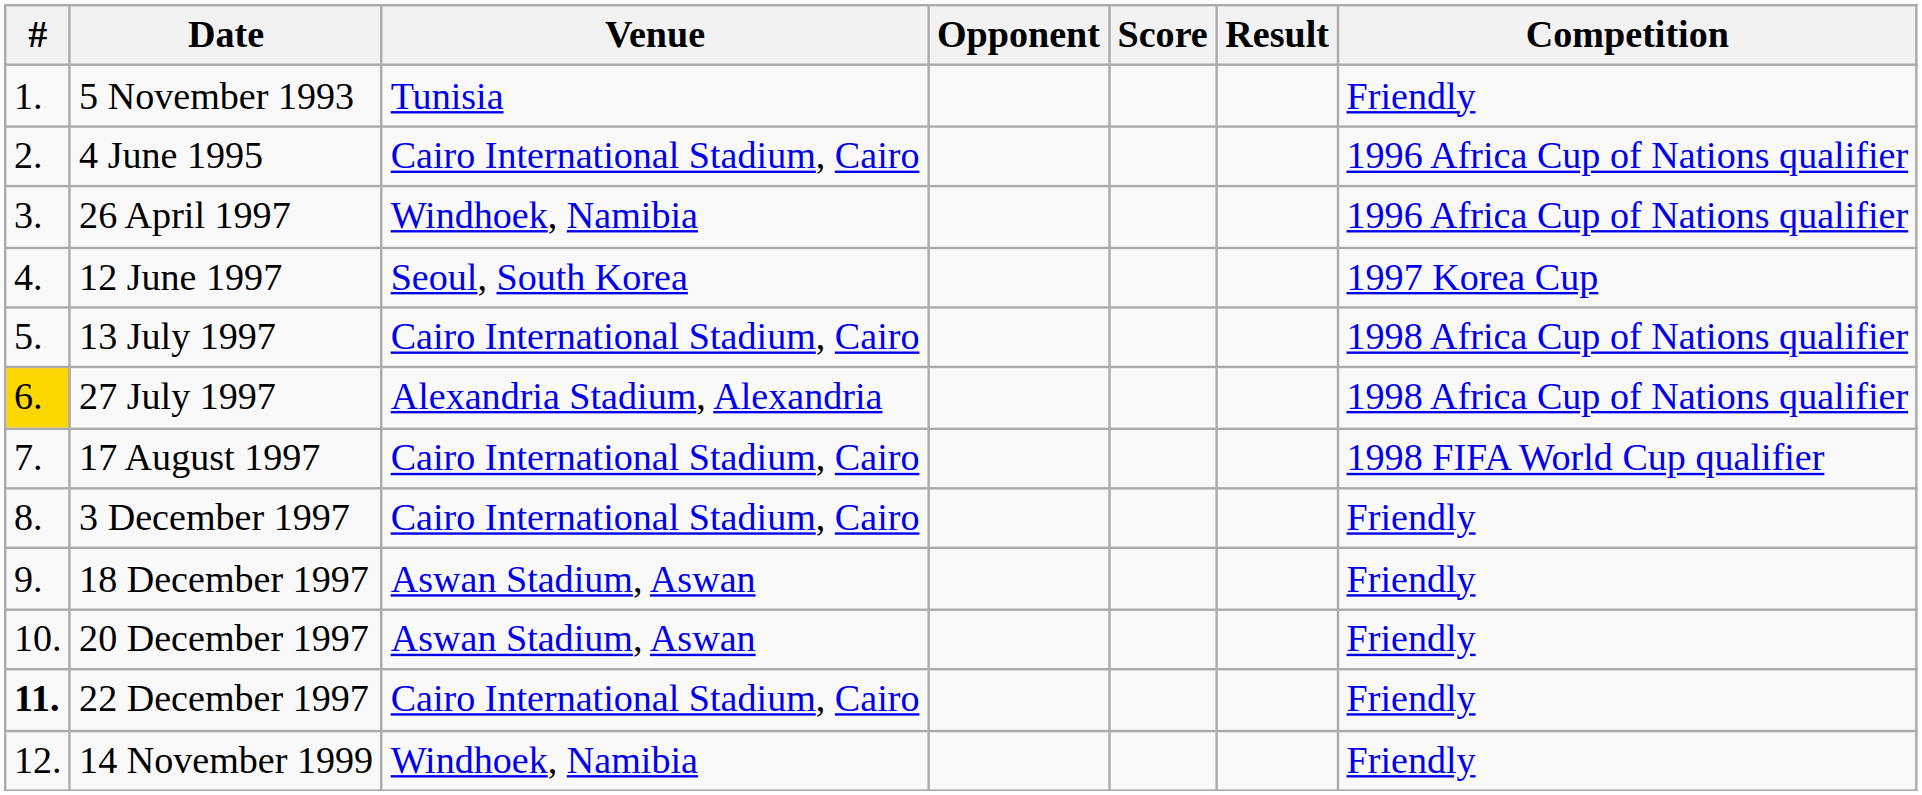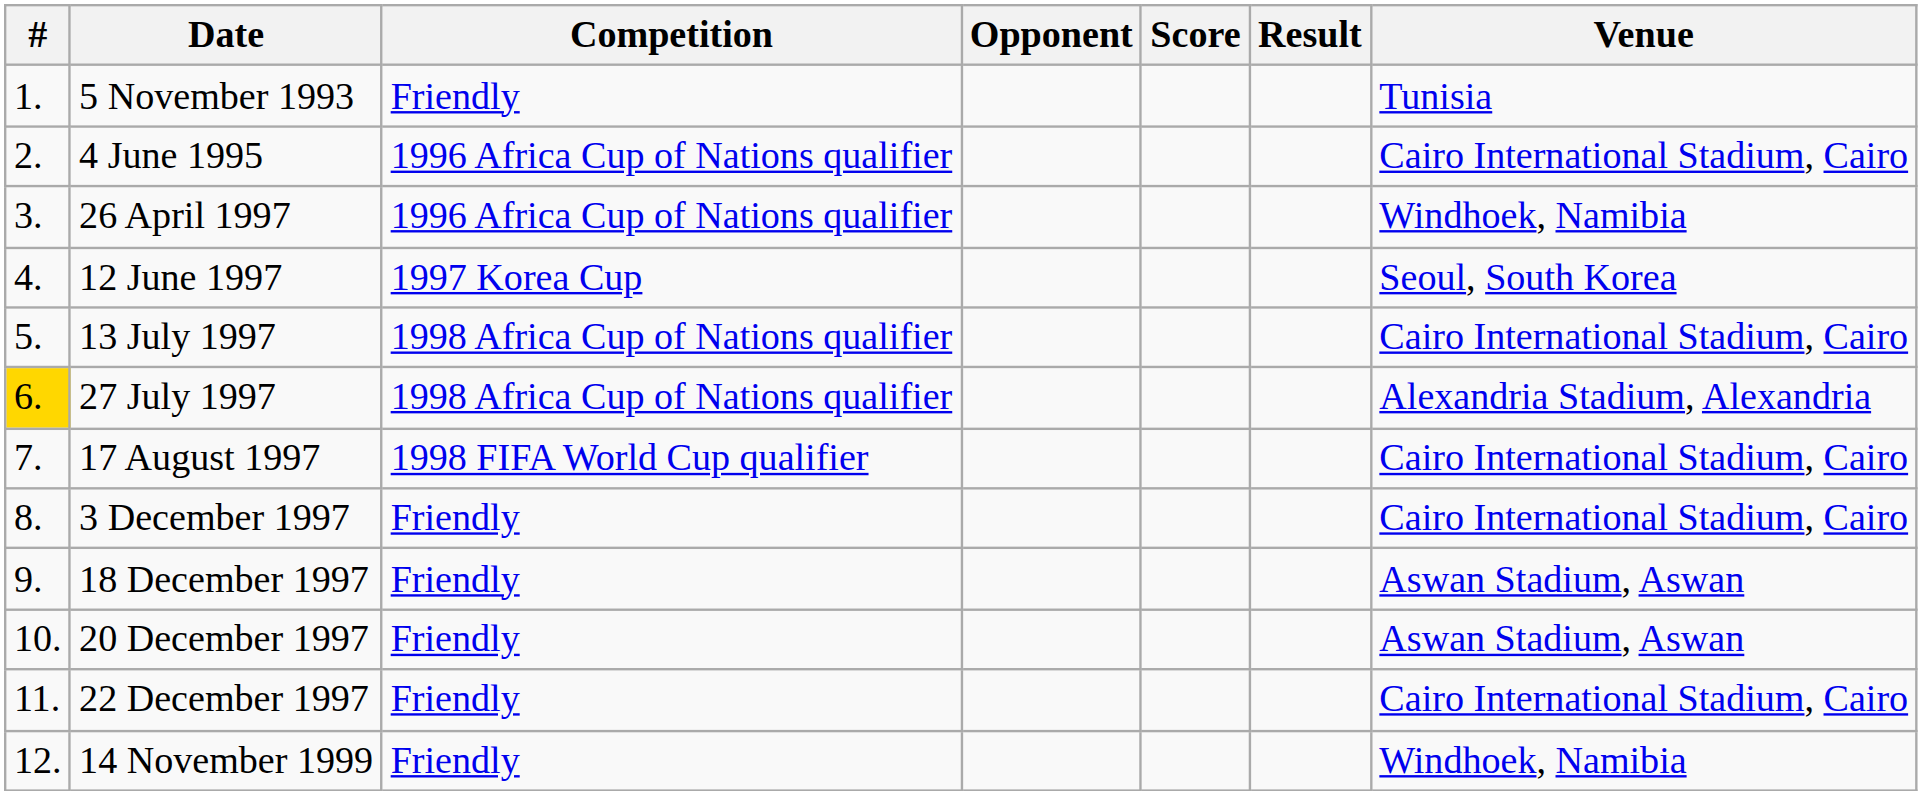columns swapped: (655, 34) <-> (1627, 34)
(37, 699) bold -> (37, 699) normal
